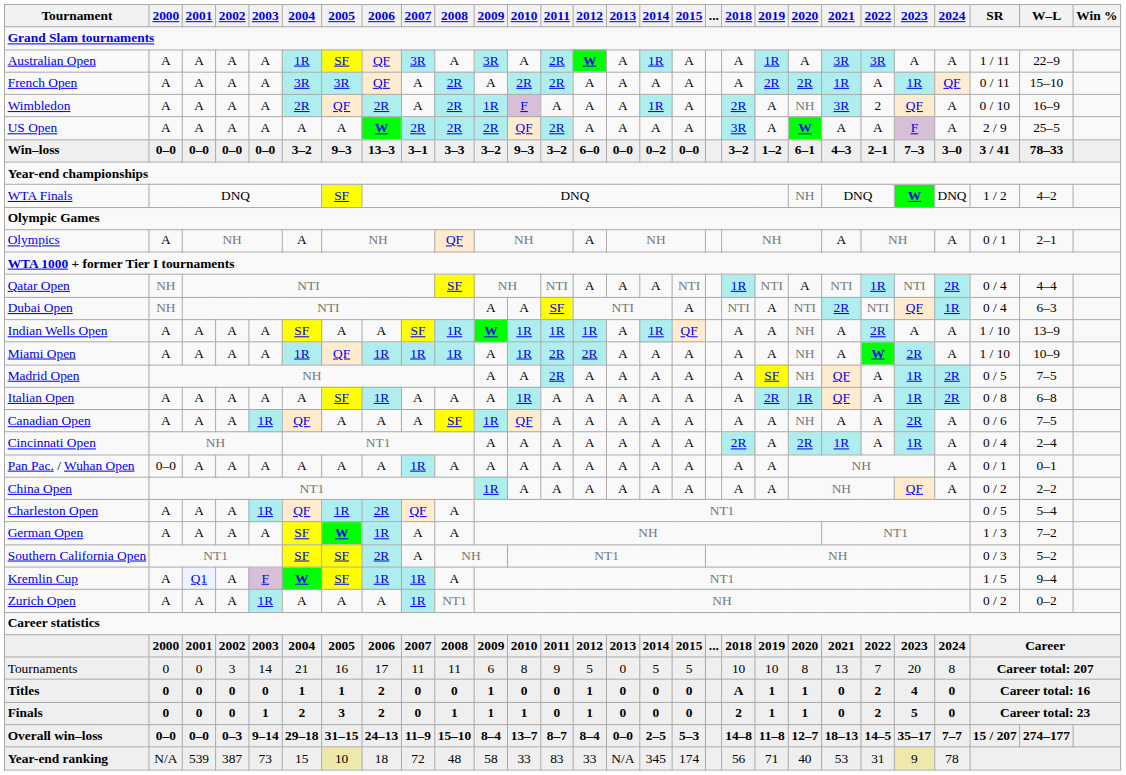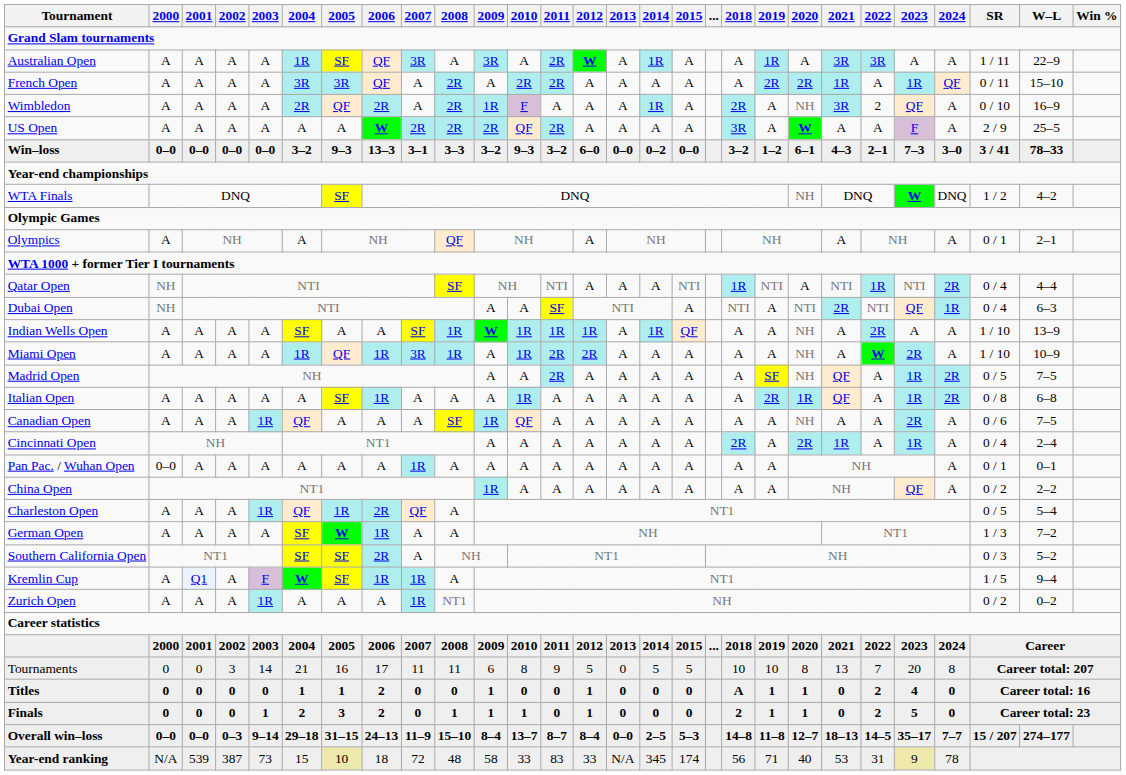(418, 353) 1R -> (418, 353) 3R
